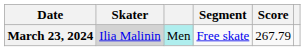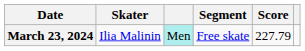(130, 35) lightgrey background -> (130, 35) no background
(273, 35) 267.79 -> (273, 35) 227.79
